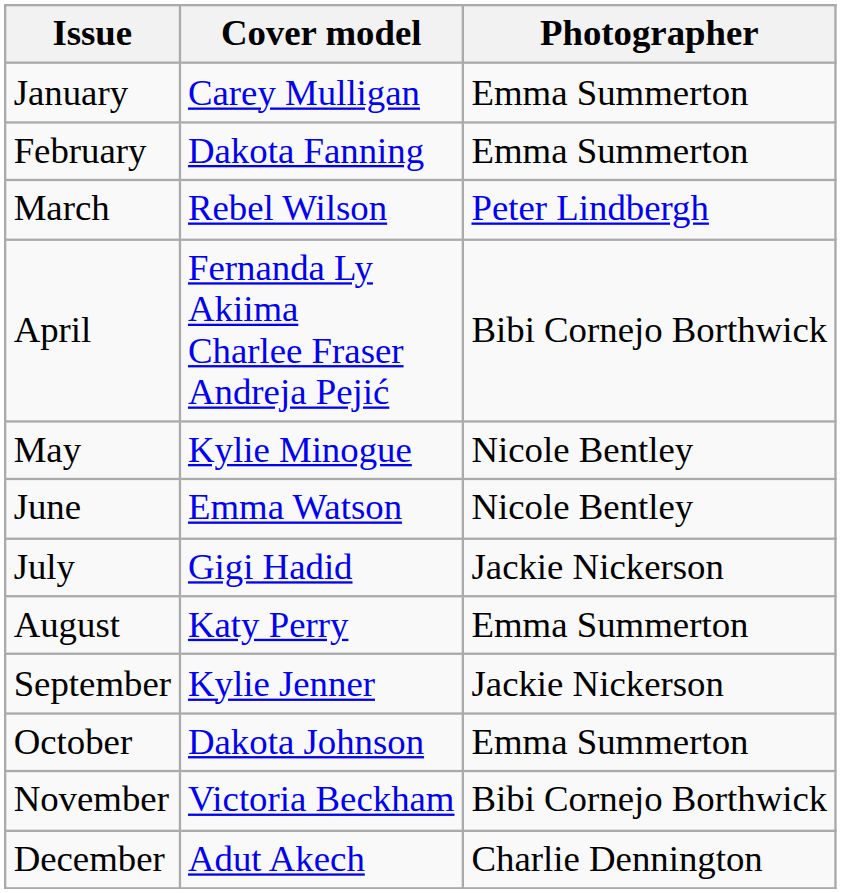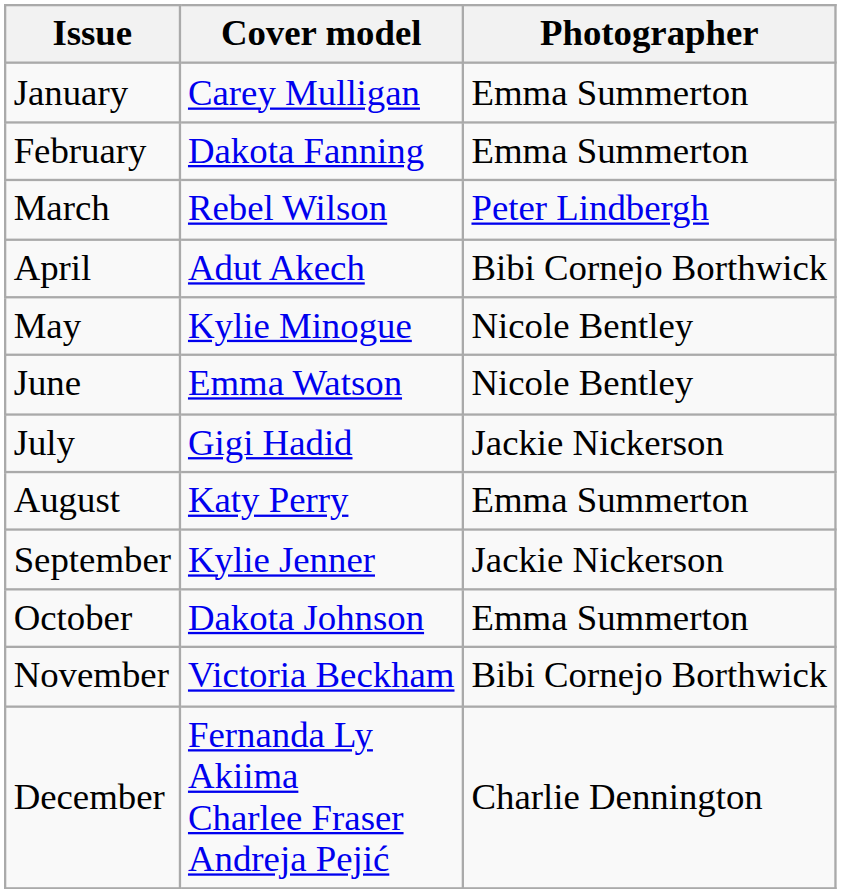(296, 329) Fernanda Ly Akiima Charlee Fraser Andreja Pejić -> (276, 267) Adut Akech
(276, 858) Adut Akech -> (296, 796) Fernanda Ly Akiima Charlee Fraser Andreja Pejić
